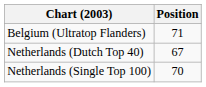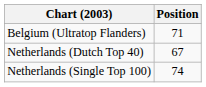(178, 71) 70 -> (178, 71) 74
